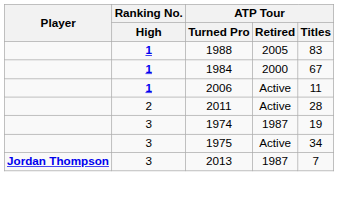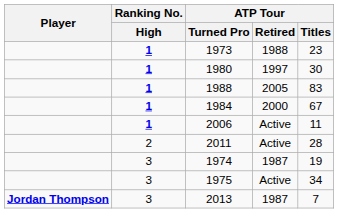+ row: (219, 50)
+ row: (219, 69)
